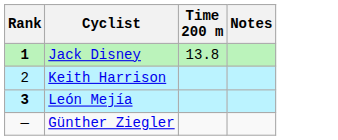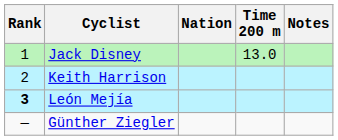+ column: (207, 24)
(25, 55) bold -> (25, 55) normal
(202, 55) 13.8 -> (260, 55) 13.0
